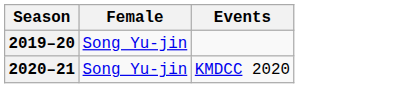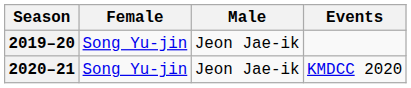+ column: (247, 18)
